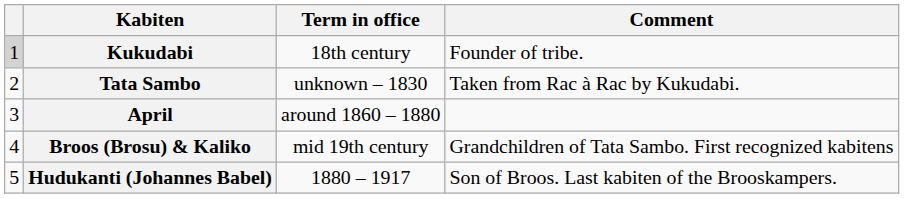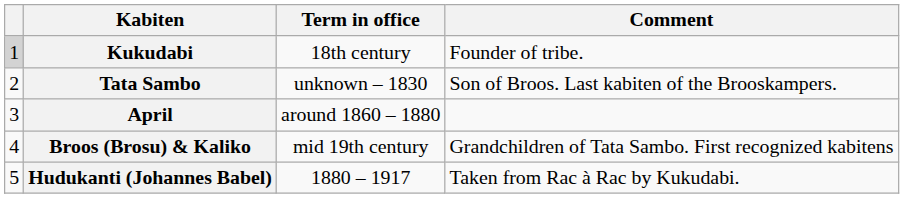(595, 83) Taken from Rac à Rac by Kukudabi. -> (643, 83) Son of Broos. Last kabiten of the Brooskampers.
(643, 177) Son of Broos. Last kabiten of the Brooskampers. -> (595, 177) Taken from Rac à Rac by Kukudabi.
